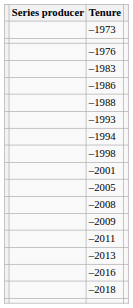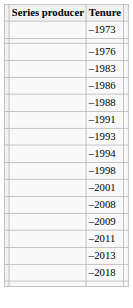+ row: (7, 120)
- row: (7, 188)
- row: (7, 273)
